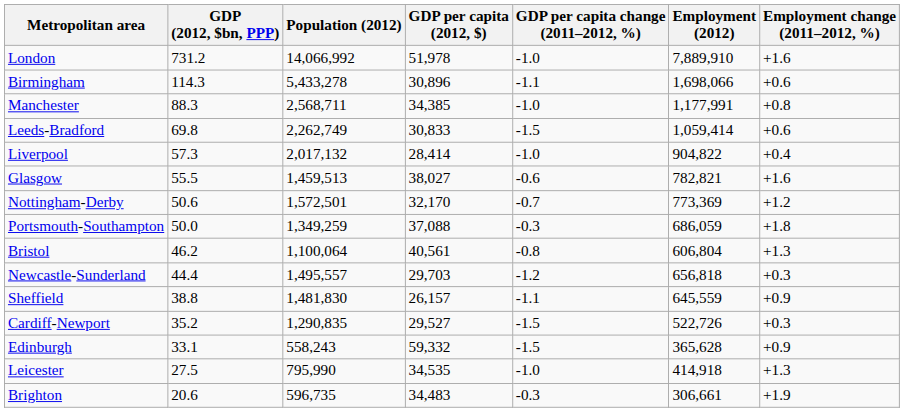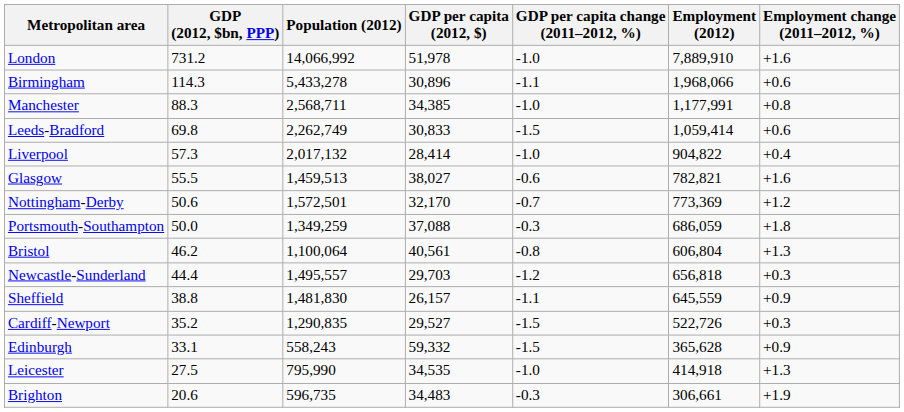(703, 81) 1,698,066 -> (703, 81) 1,968,066
